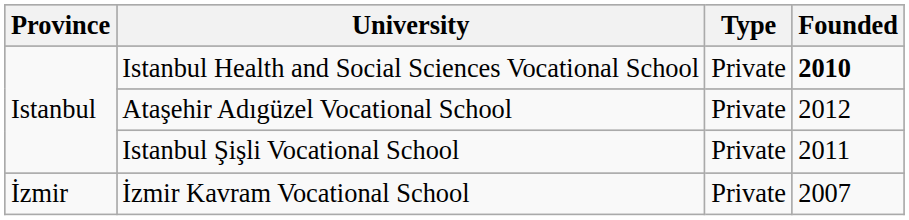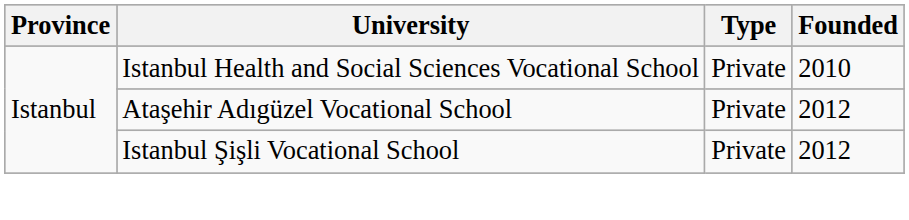(825, 67) bold -> (825, 67) normal
(824, 151) 2011 -> (825, 151) 2012
- row: (296, 192)
